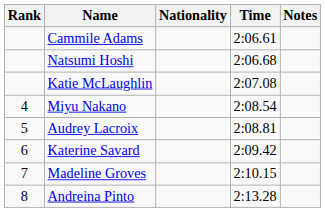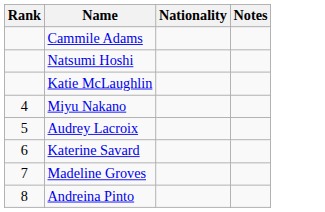- column: (255, 15)
